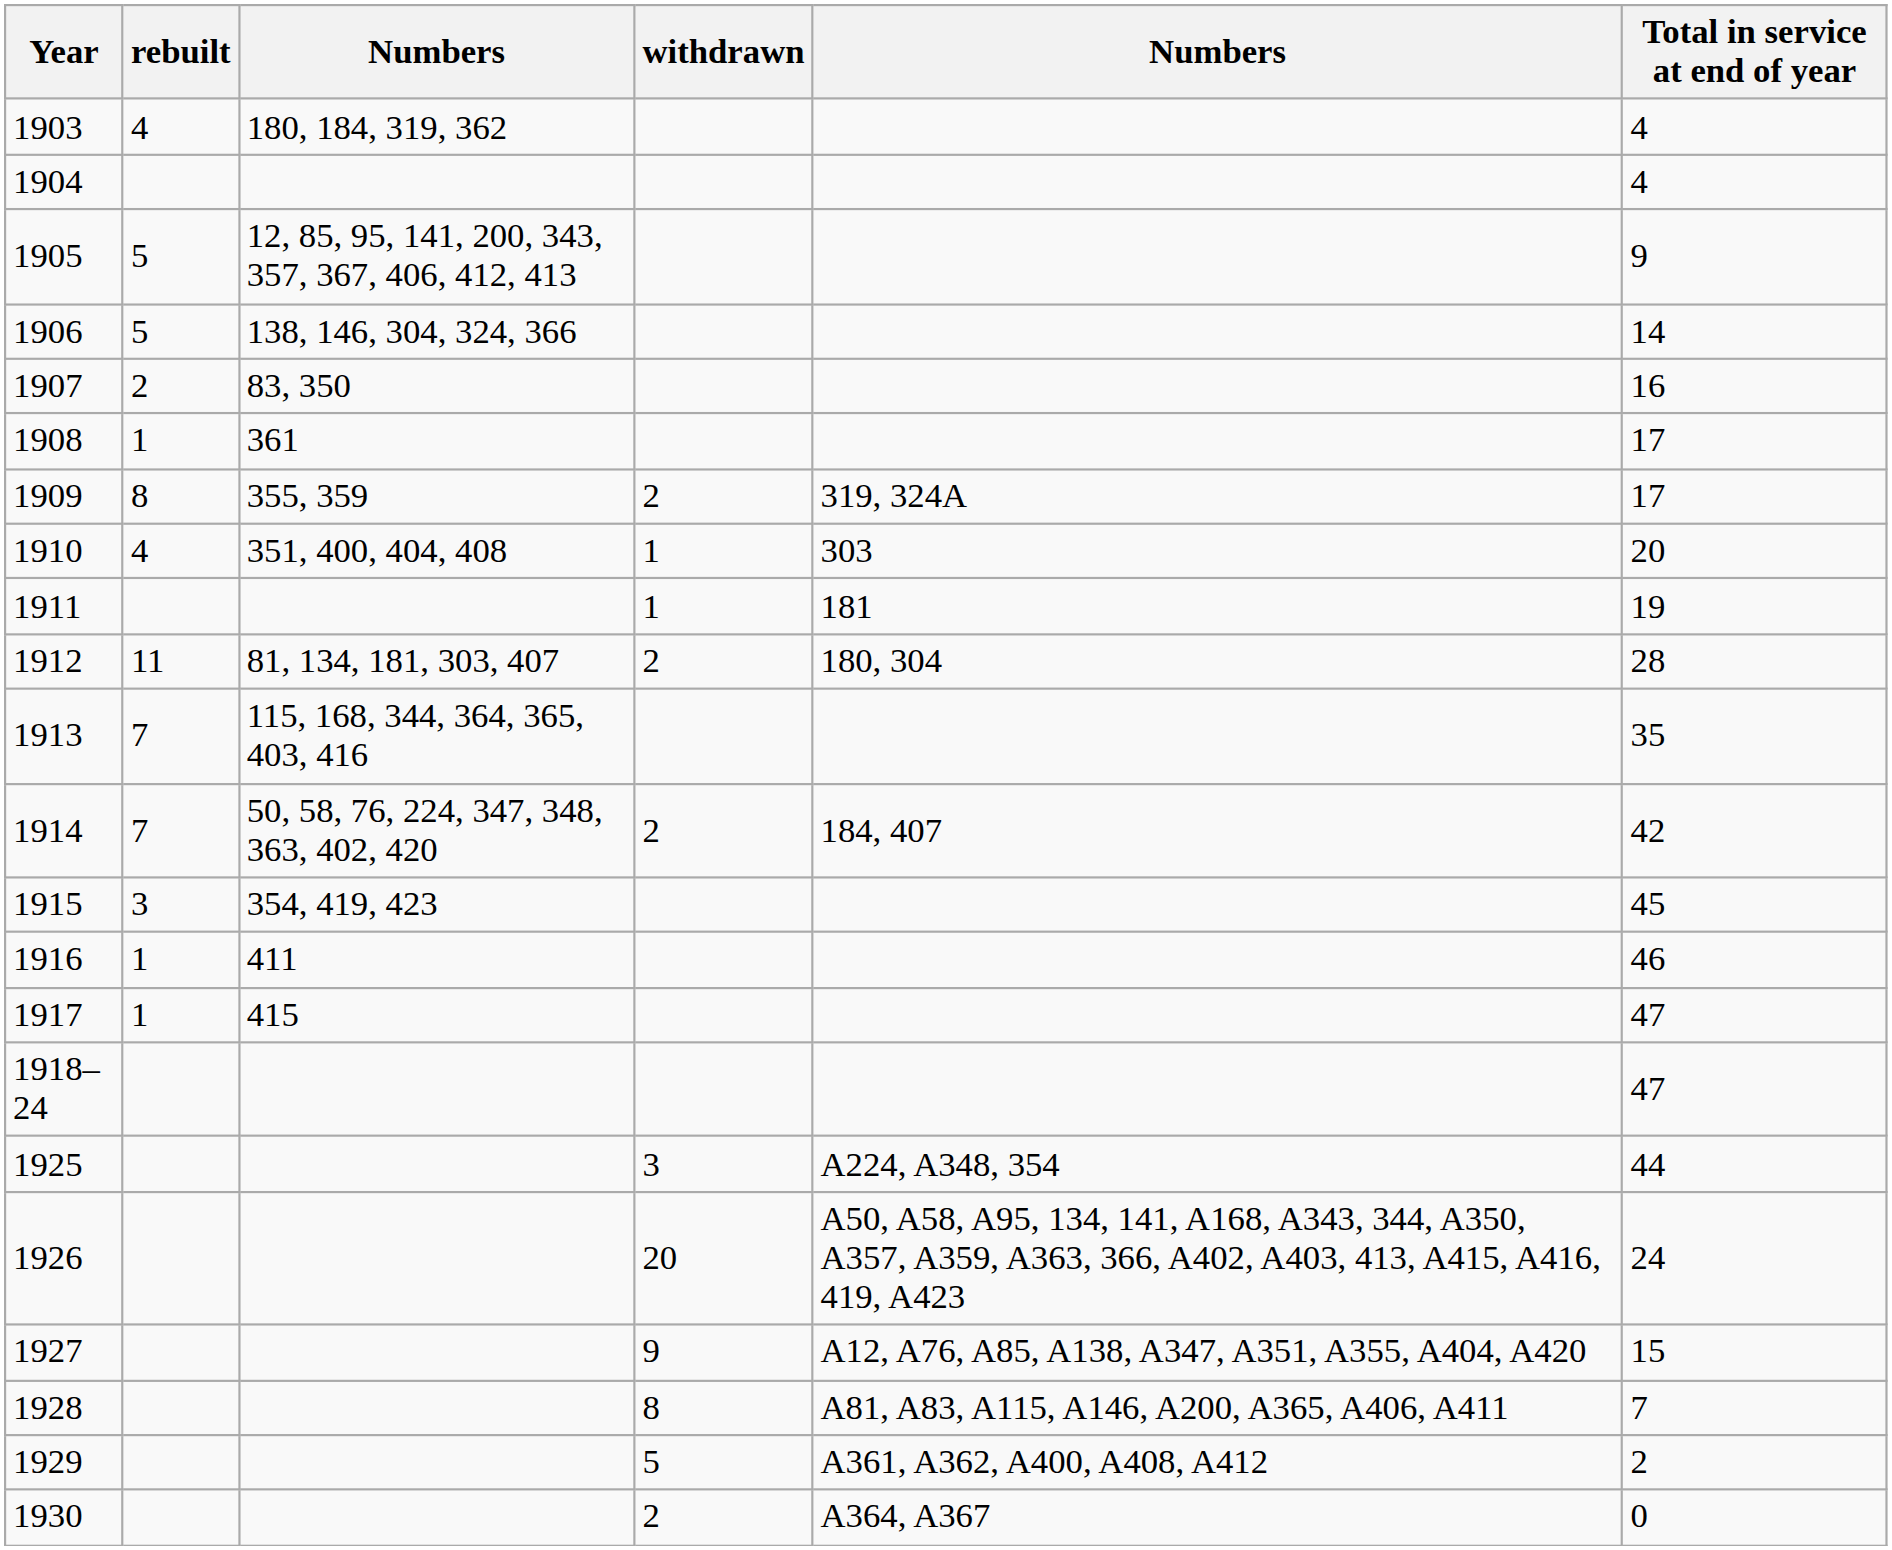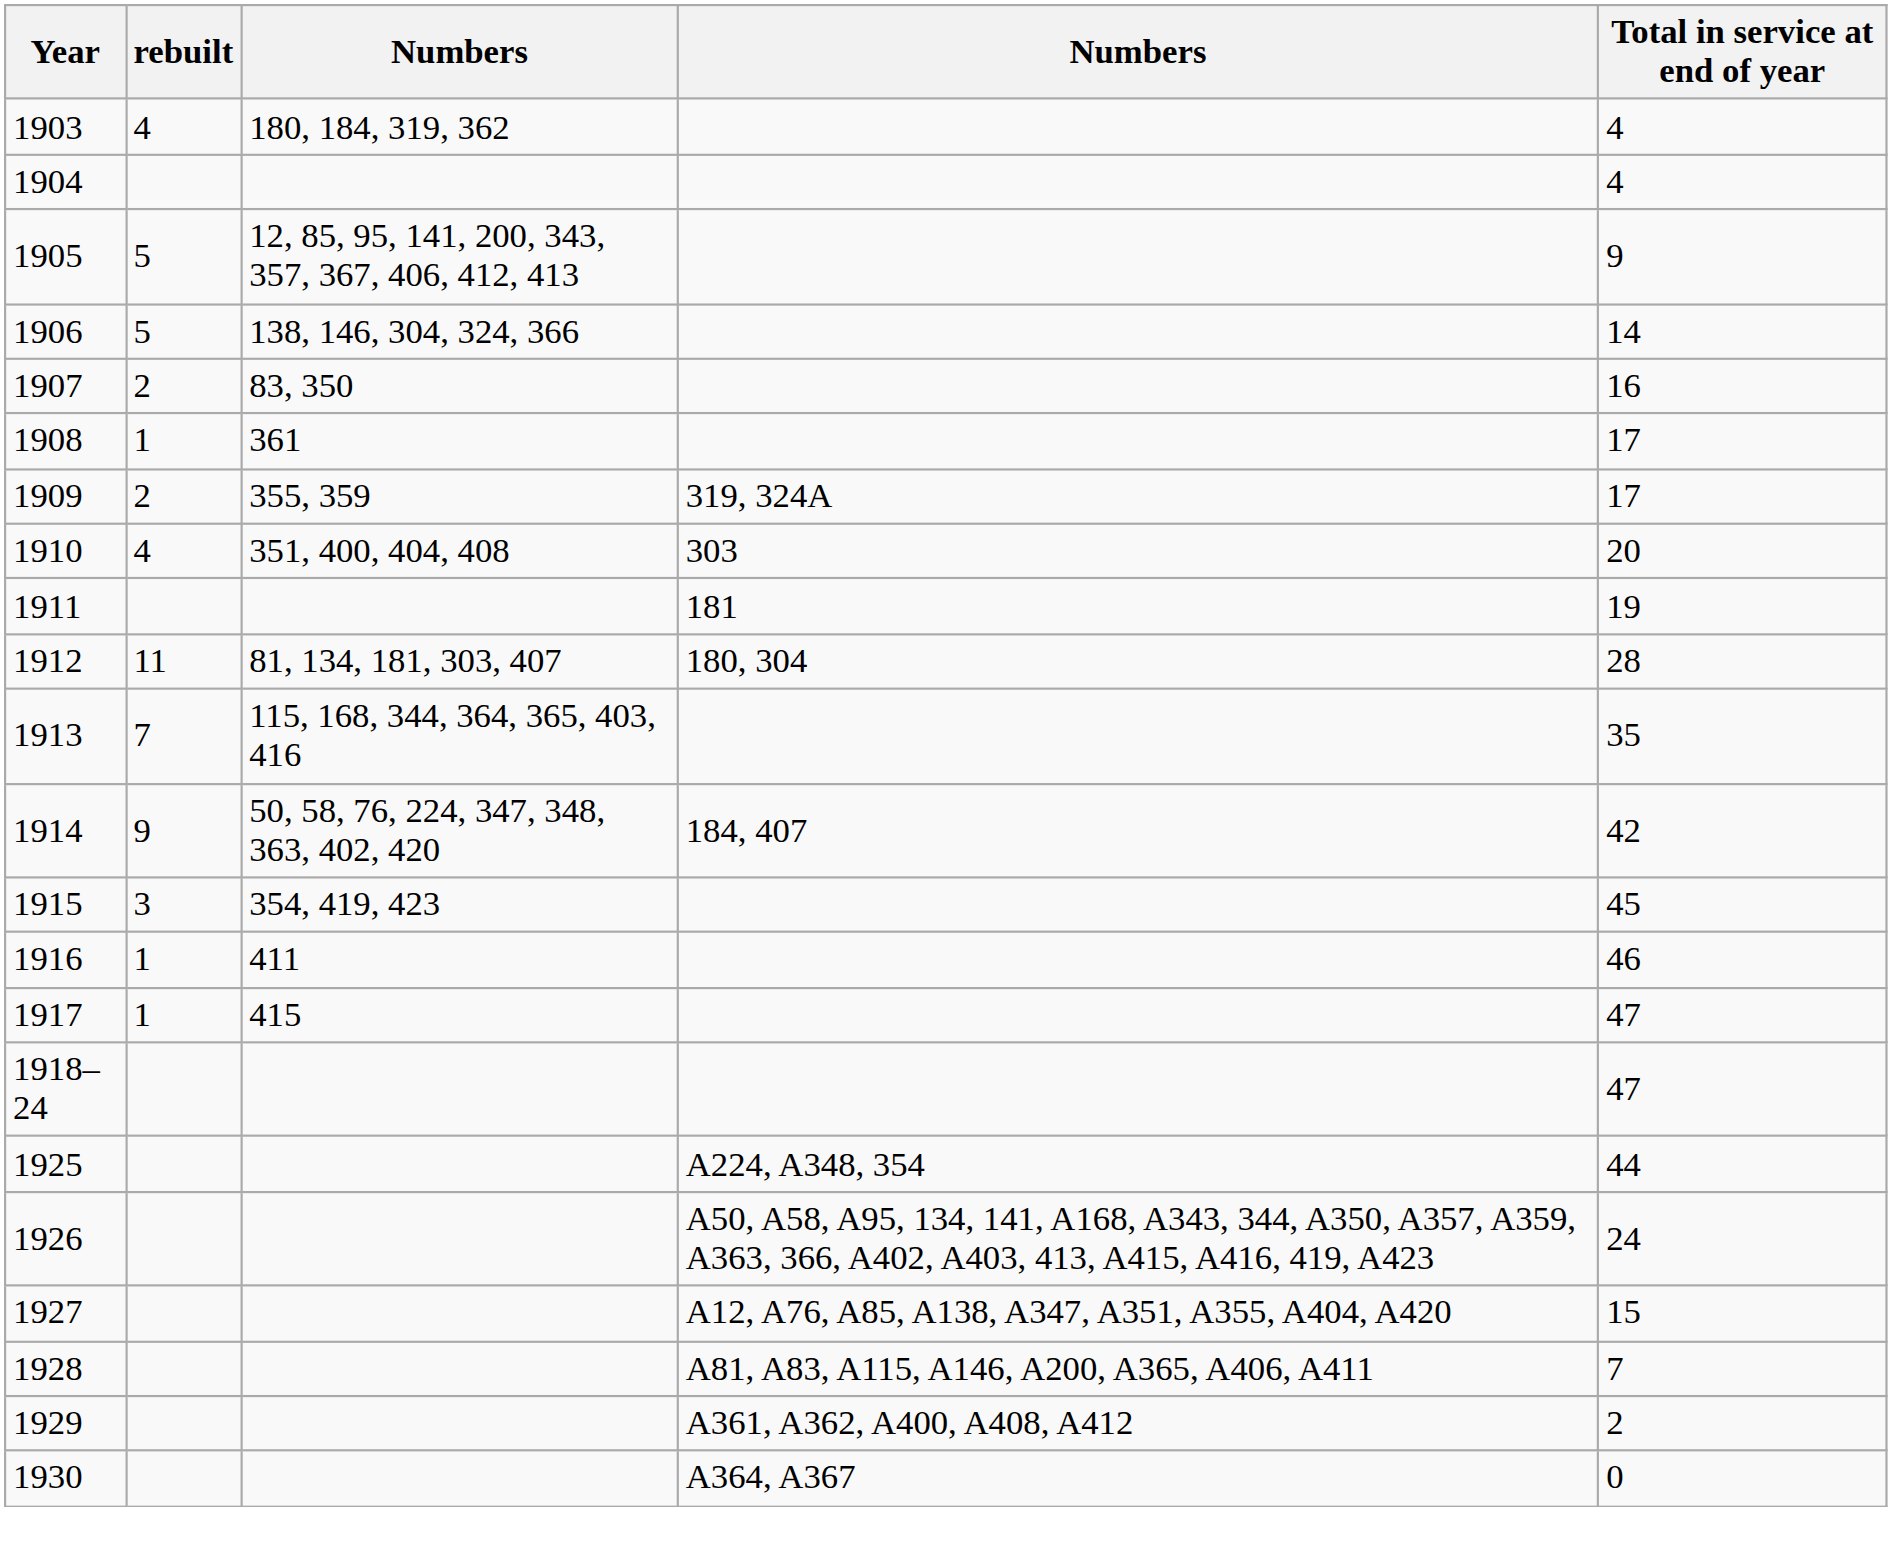- column: (723, 51)
(140, 495) 8 -> (142, 495) 2
(140, 829) 7 -> (142, 829) 9
